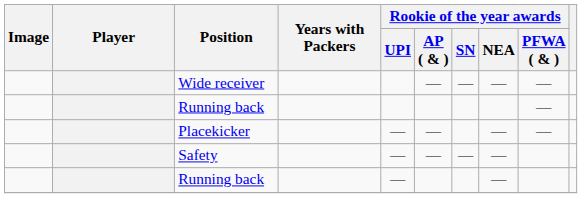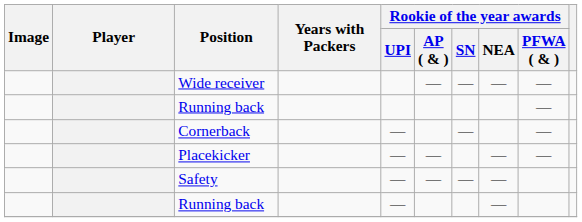+ row: (28, 131)
